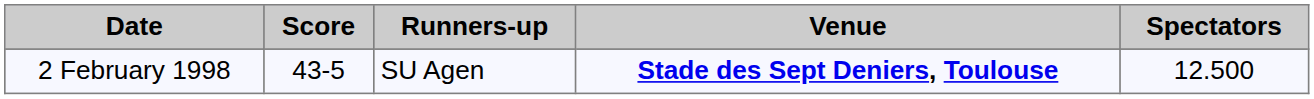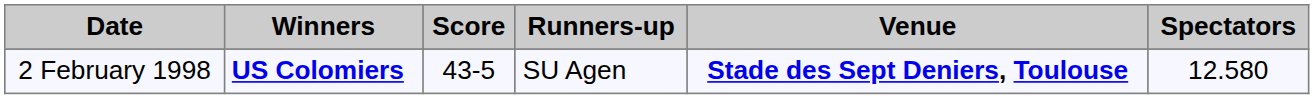+ column: (323, 26)
(1214, 70) 12.500 -> (1228, 70) 12.580
